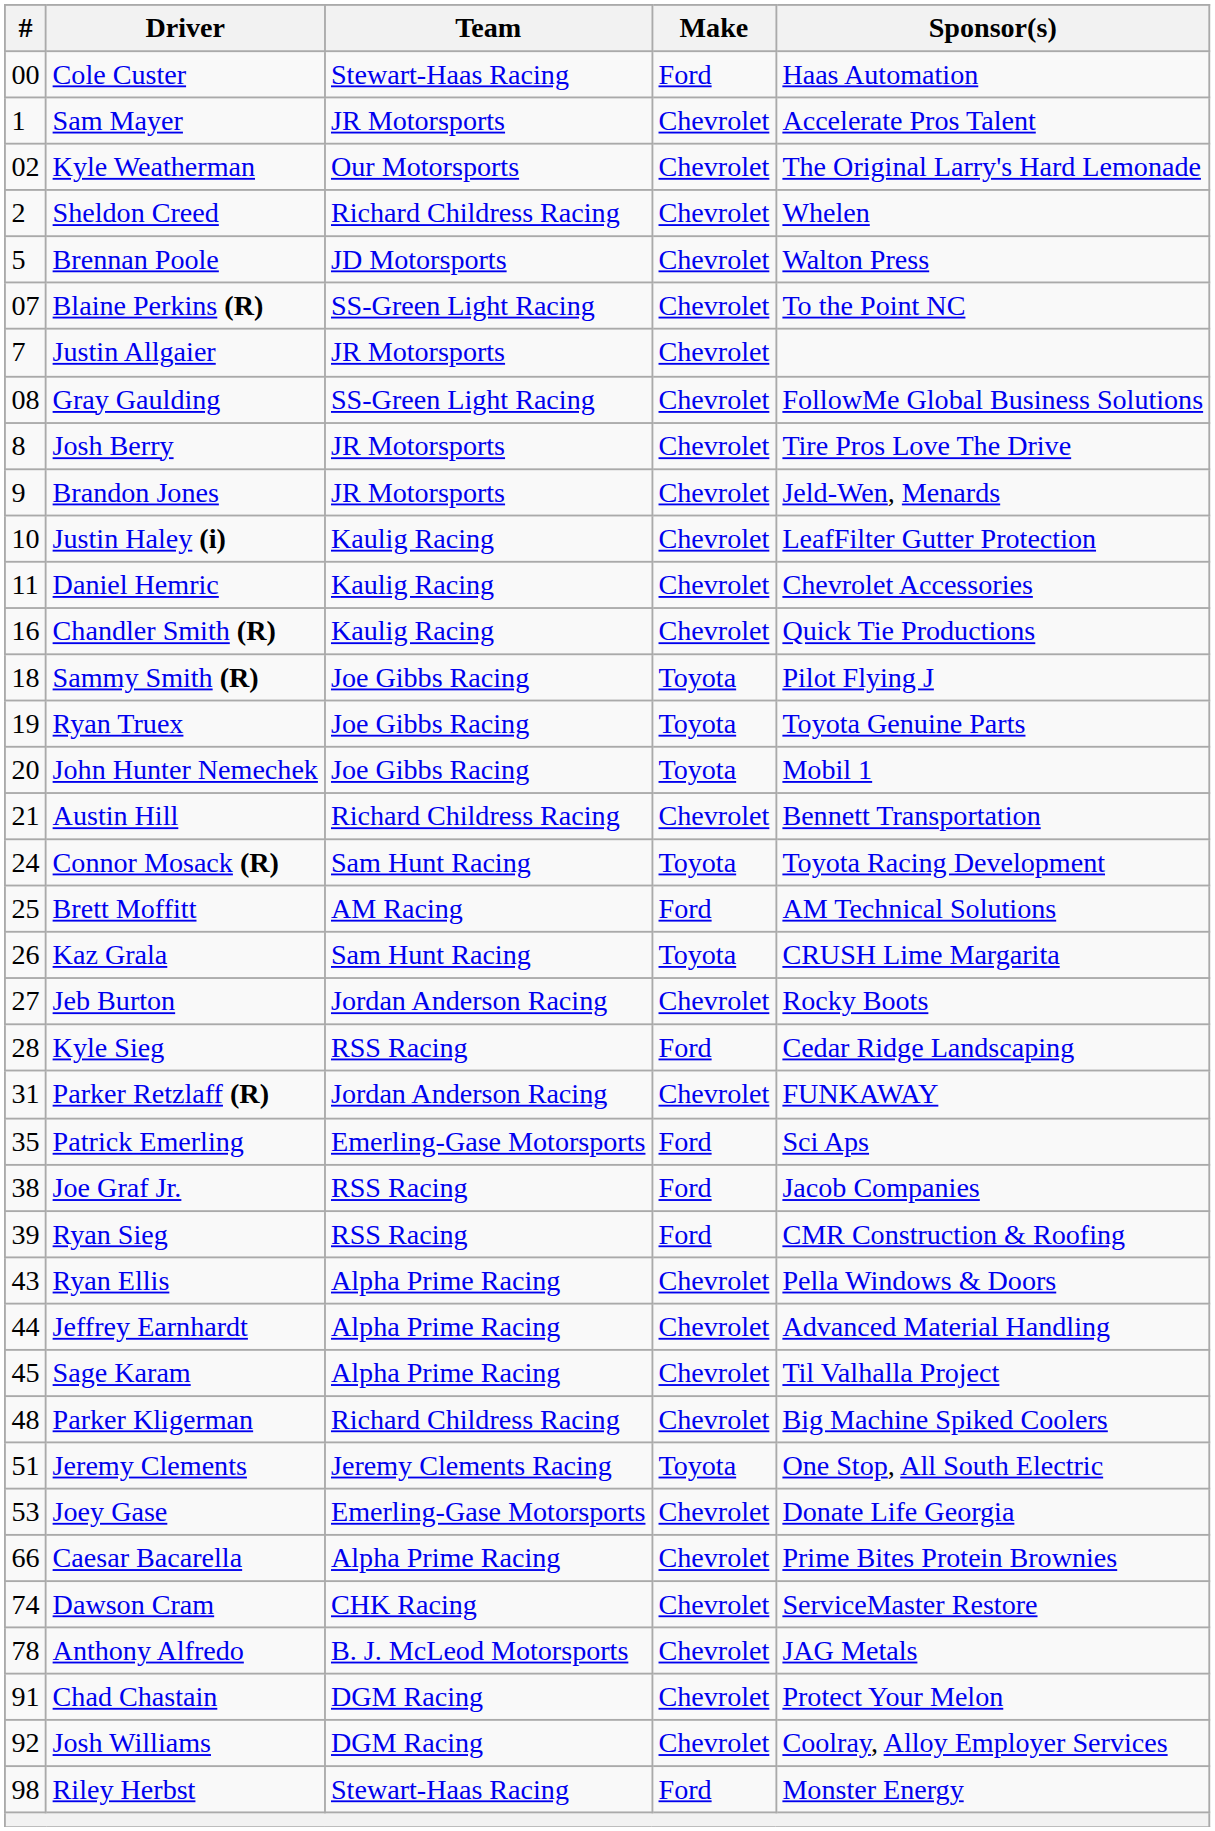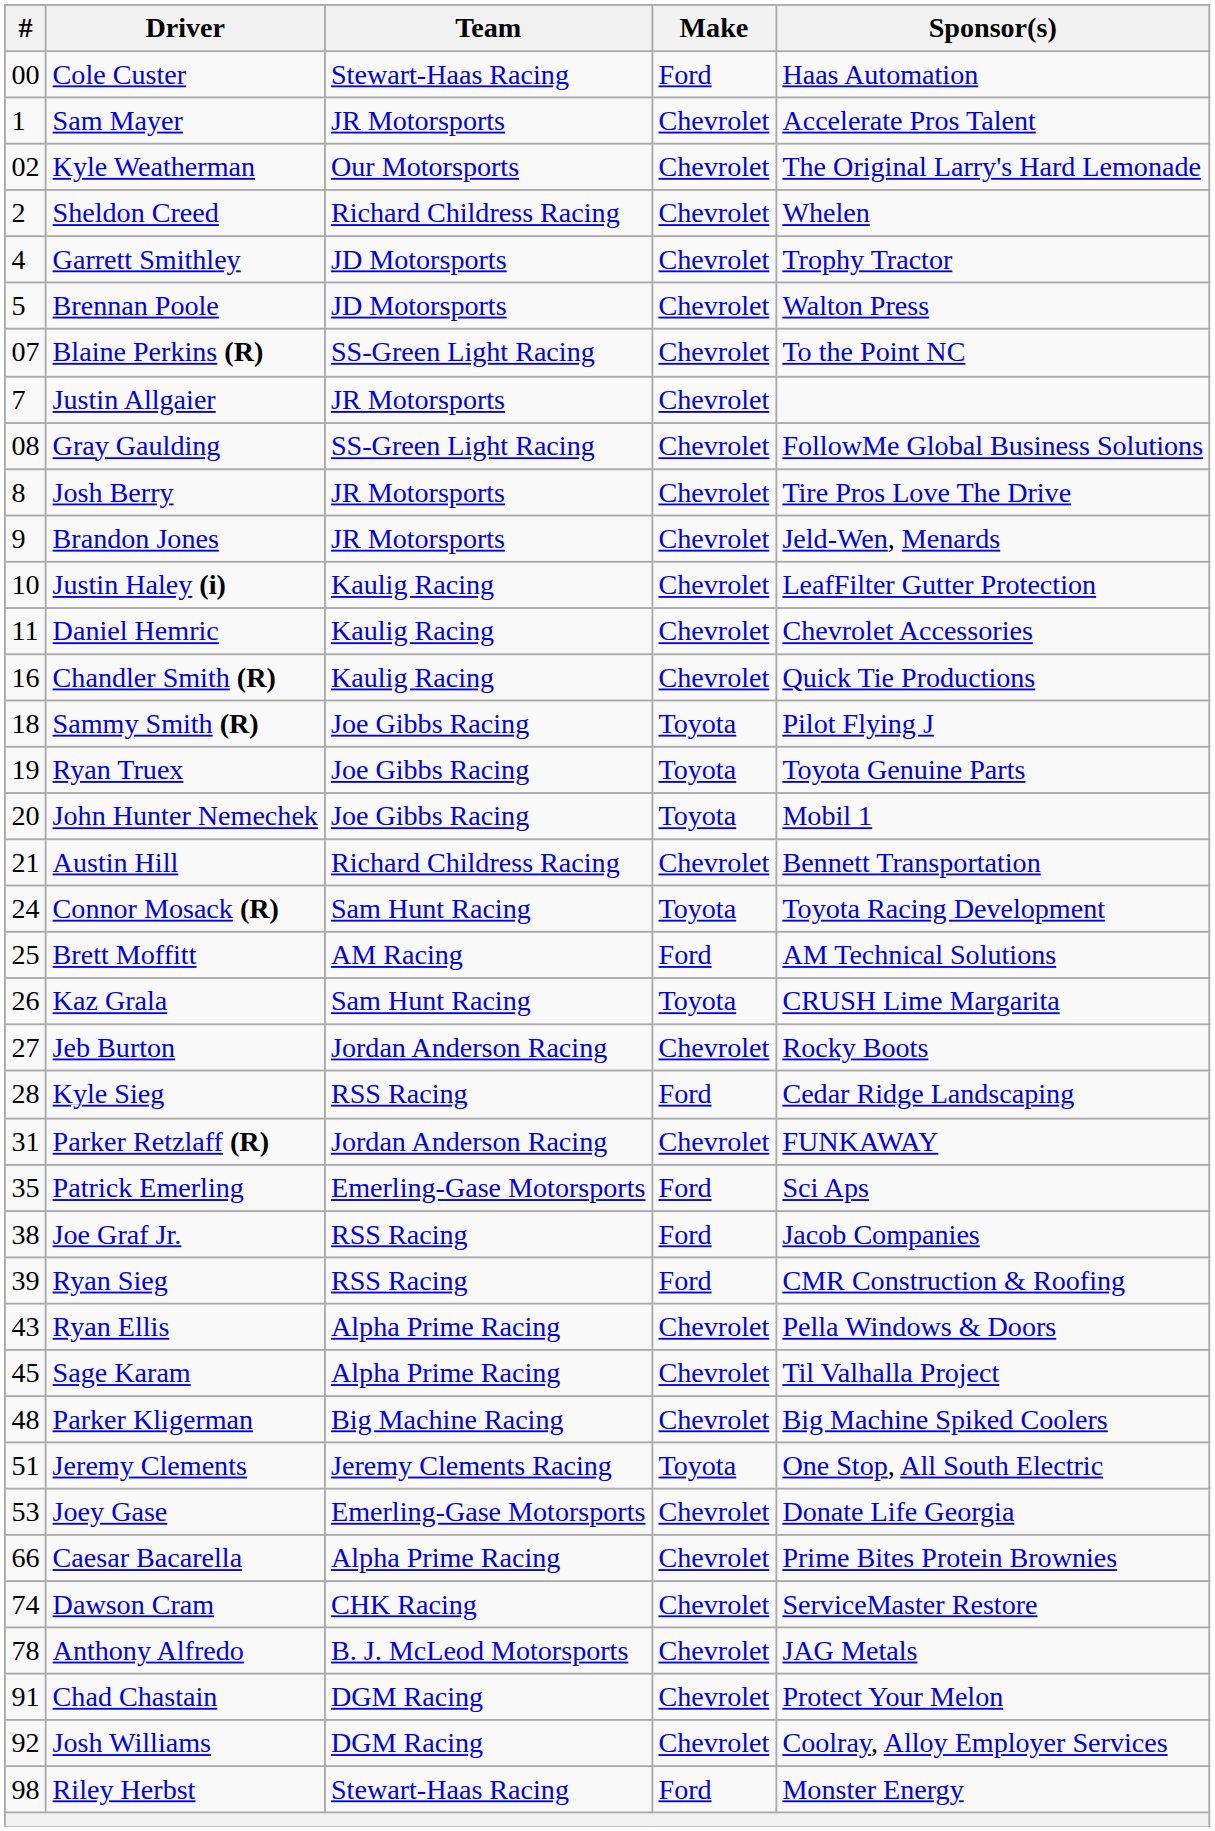+ row: (147, 259)
- row: (150, 1326)
(475, 1418) Richard Childress Racing -> (447, 1418) Big Machine Racing
